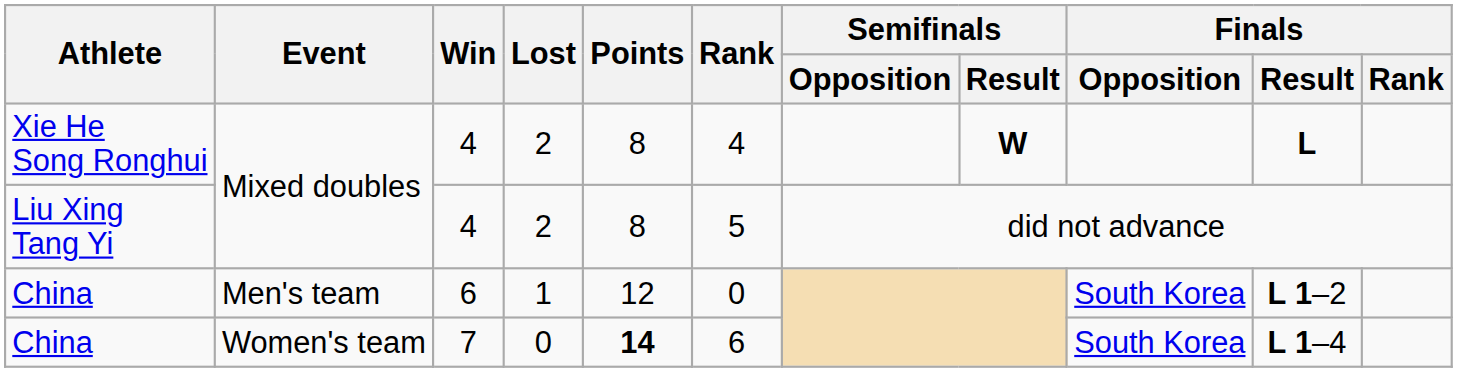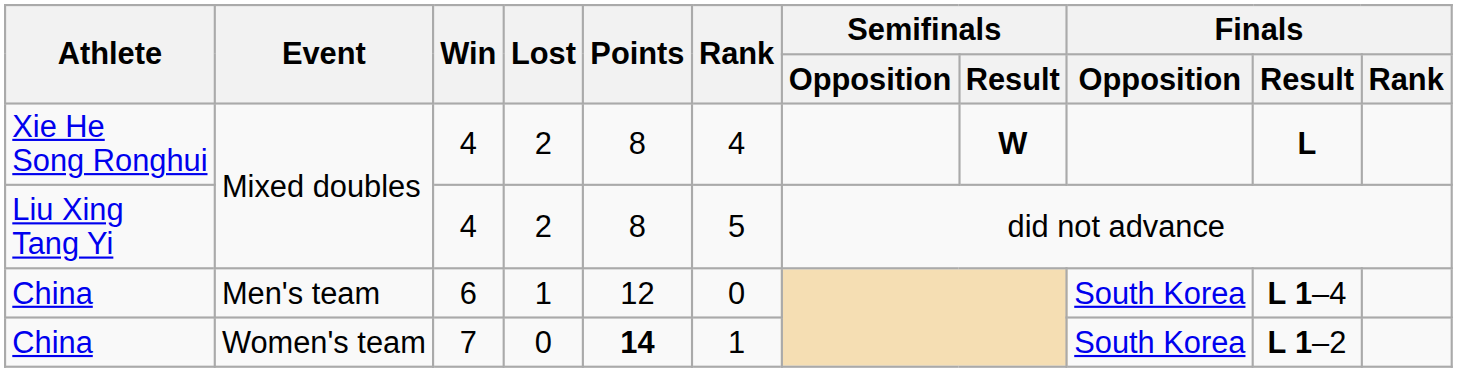(1307, 293) L 1–2 -> (1307, 293) L 1–4
(737, 342) 6 -> (737, 342) 1
(1307, 342) L 1–4 -> (1307, 342) L 1–2
